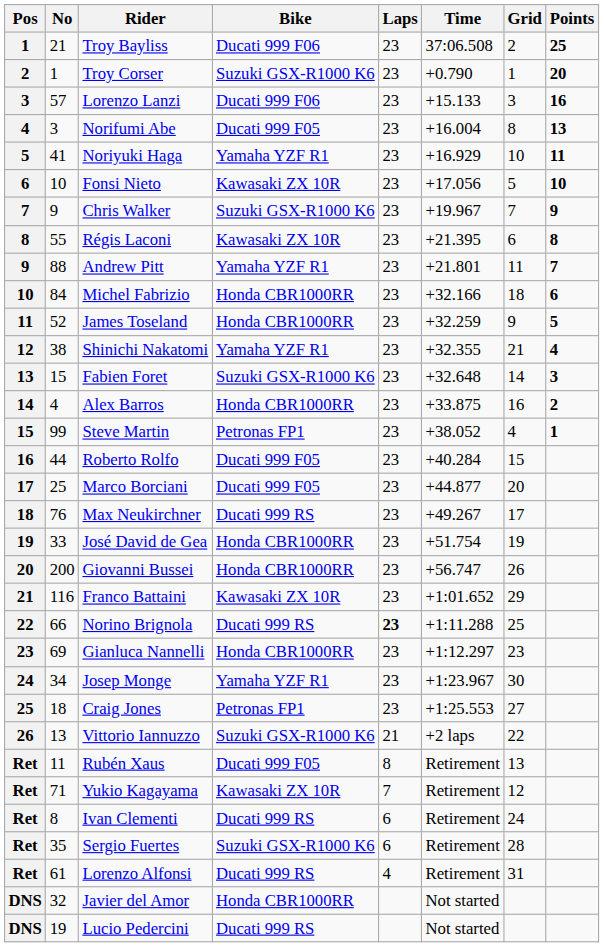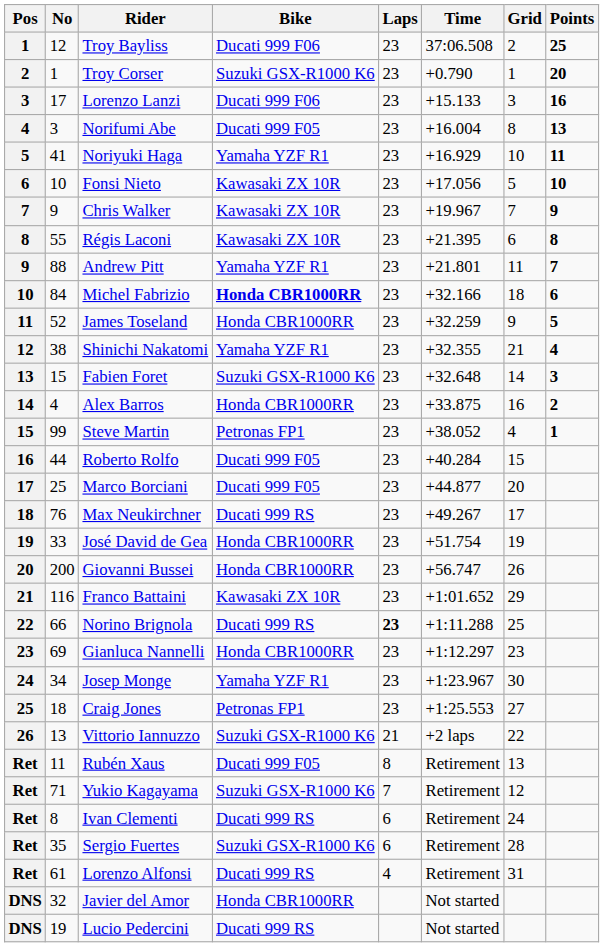(58, 46) 21 -> (58, 46) 12
(58, 101) 57 -> (58, 101) 17
(295, 211) Suzuki GSX-R1000 K6 -> (278, 211) Kawasaki ZX 10R
(285, 294) normal -> (289, 294) bold
(278, 790) Kawasaki ZX 10R -> (295, 790) Suzuki GSX-R1000 K6
